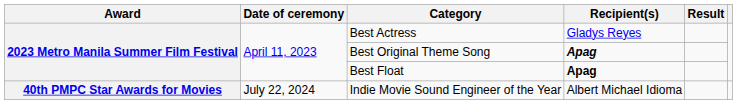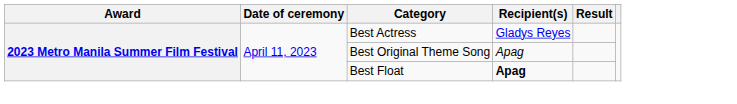(582, 52) bold -> (510, 52) normal
- row: (455, 90)
